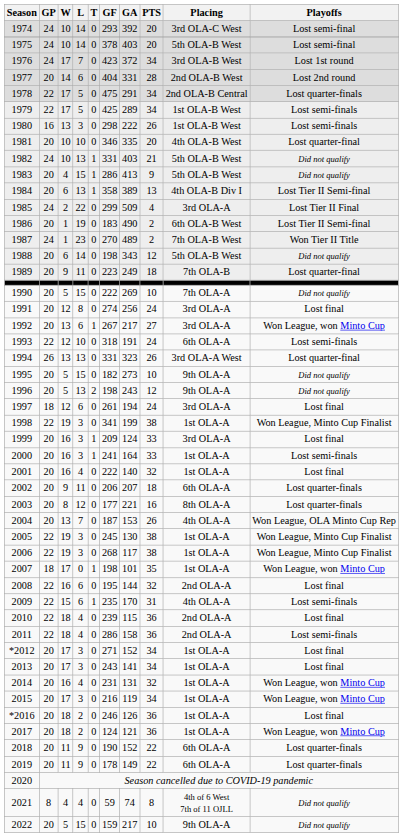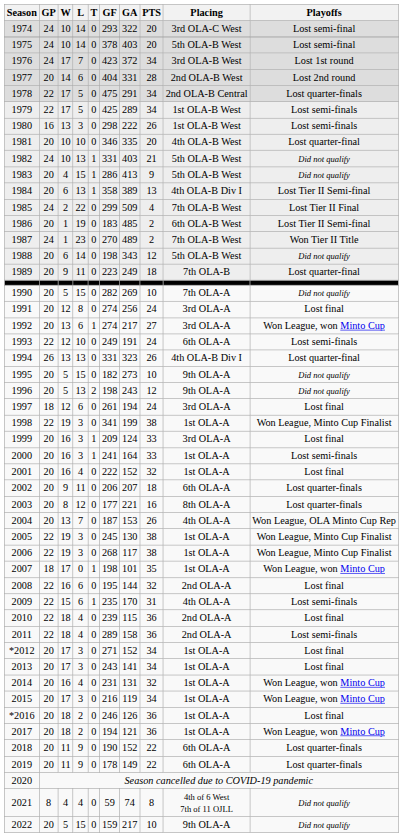(130, 28) 392 -> (130, 28) 322
(207, 207) 3rd OLA-A -> (207, 207) 7th OLA-B West
(130, 223) 490 -> (130, 223) 485
(110, 293) 222 -> (110, 293) 282
(110, 325) 267 -> (110, 325) 274
(110, 342) 318 -> (110, 342) 249
(207, 358) 3rd OLA-A West -> (207, 358) 4th OLA-B Div I
(130, 472) 140 -> (130, 472) 152
(110, 634) 286 -> (110, 634) 289
(110, 731) 124 -> (110, 731) 194
